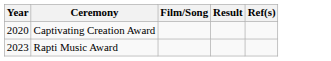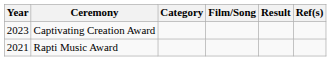+ column: (182, 13)
(18, 30) 2020 -> (18, 30) 2023
(18, 47) 2023 -> (18, 47) 2021
